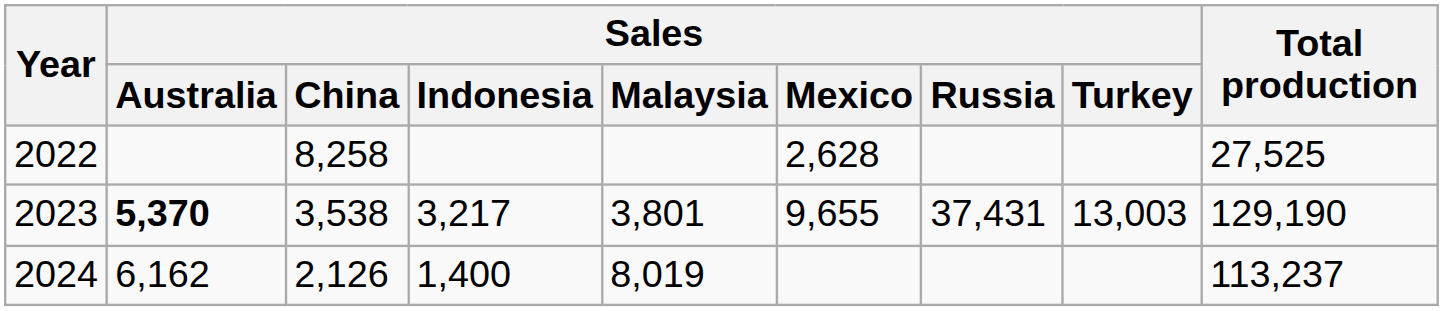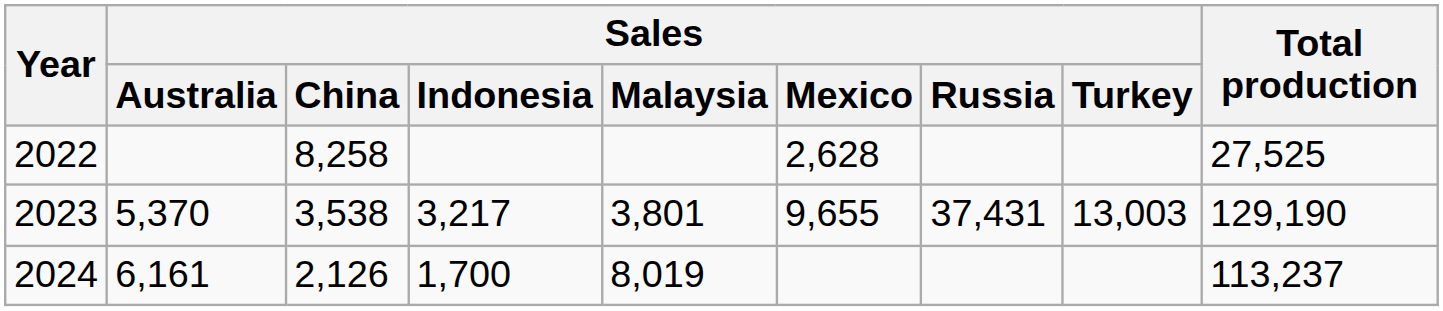(163, 214) bold -> (163, 214) normal
(163, 273) 6,162 -> (163, 273) 6,161
(464, 273) 1,400 -> (464, 273) 1,700
